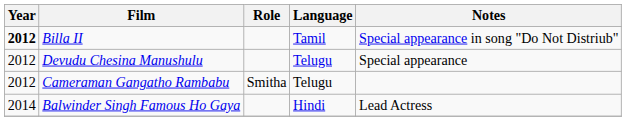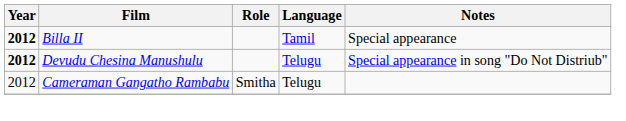(489, 37) Special appearance in song "Do Not Distriub" -> (402, 37) Special appearance
(22, 60) normal -> (22, 60) bold
(413, 60) Special appearance -> (478, 60) Special appearance in song "Do Not Distriub"
- row: (141, 104)
